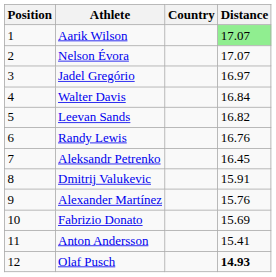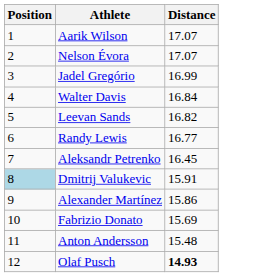- column: (191, 14)
(235, 35) lightgreen background -> (183, 35) no background
(235, 76) 16.97 -> (183, 76) 16.99
(235, 138) 16.76 -> (183, 138) 16.77
(11, 179) no background -> (11, 179) lightblue background
(235, 199) 15.76 -> (183, 199) 15.86
(235, 240) 15.41 -> (183, 240) 15.48
